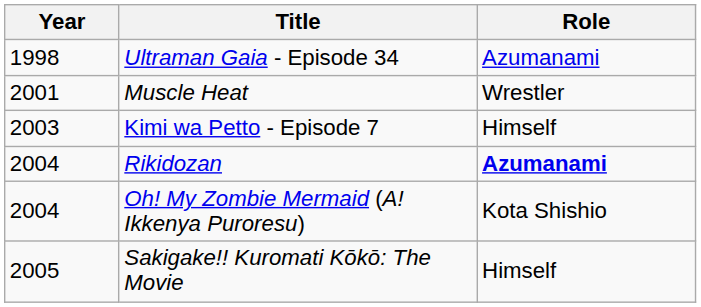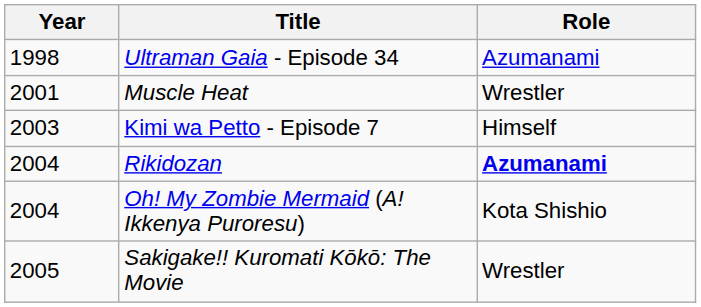(519, 271) Himself -> (523, 271) Wrestler
